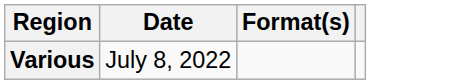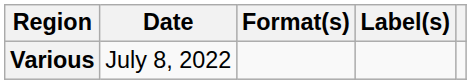+ column: (405, 23)
